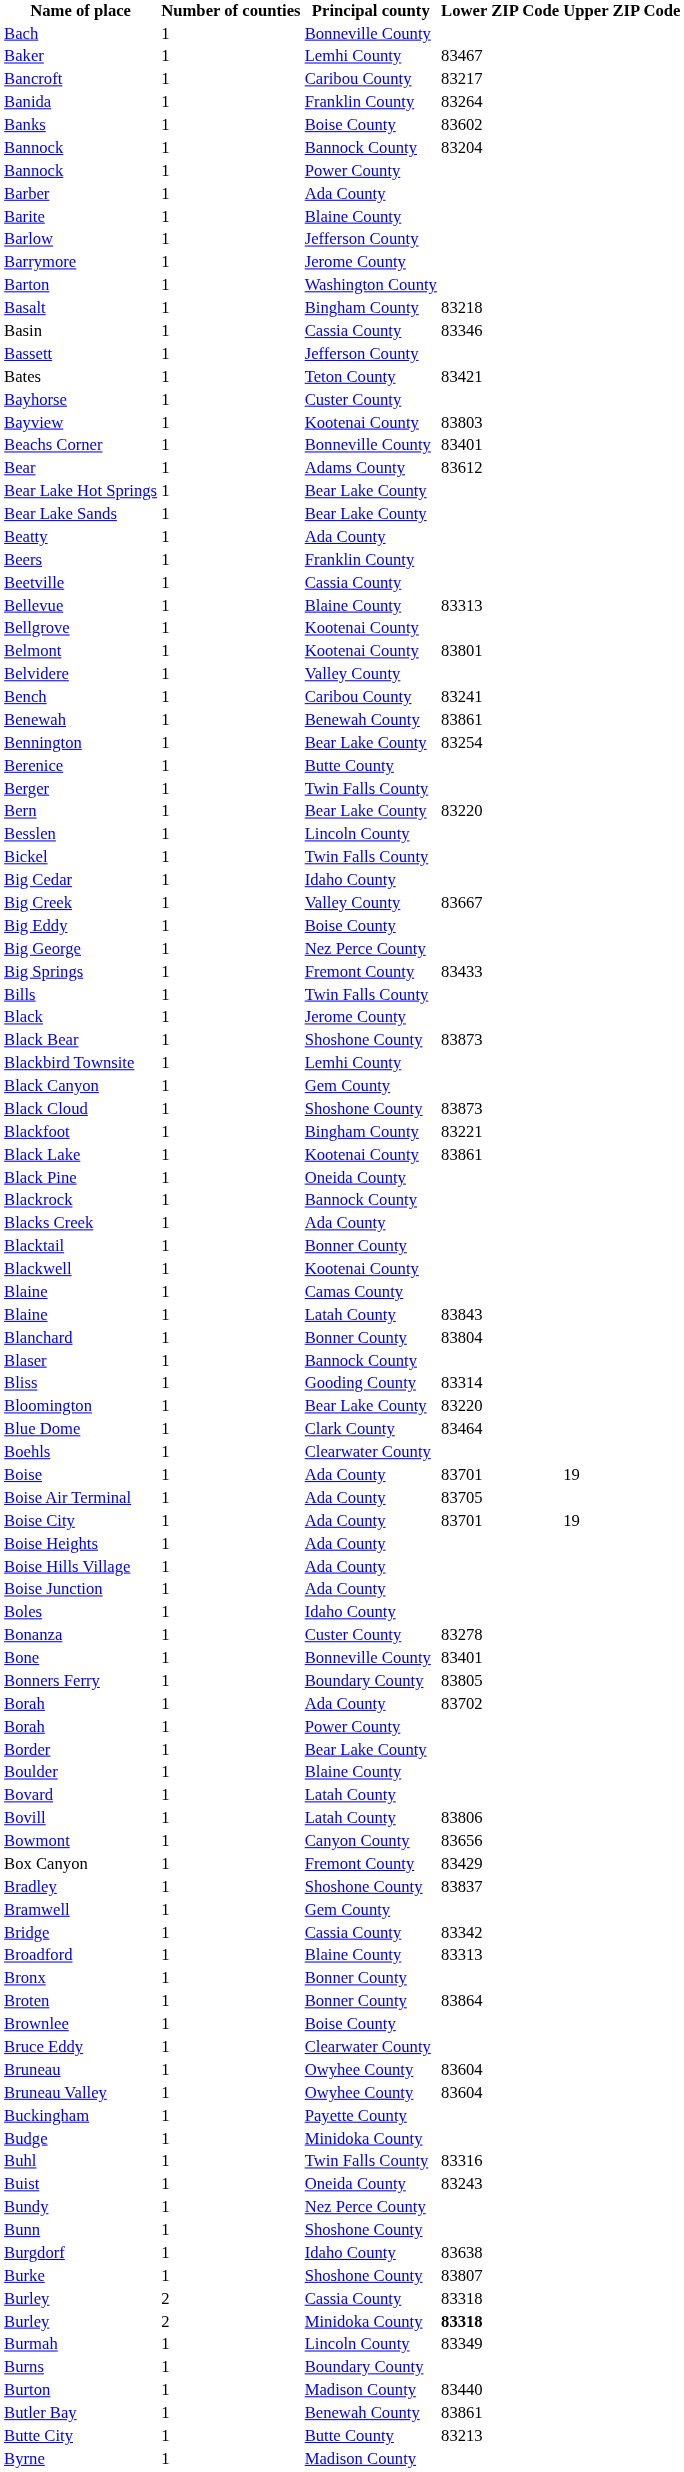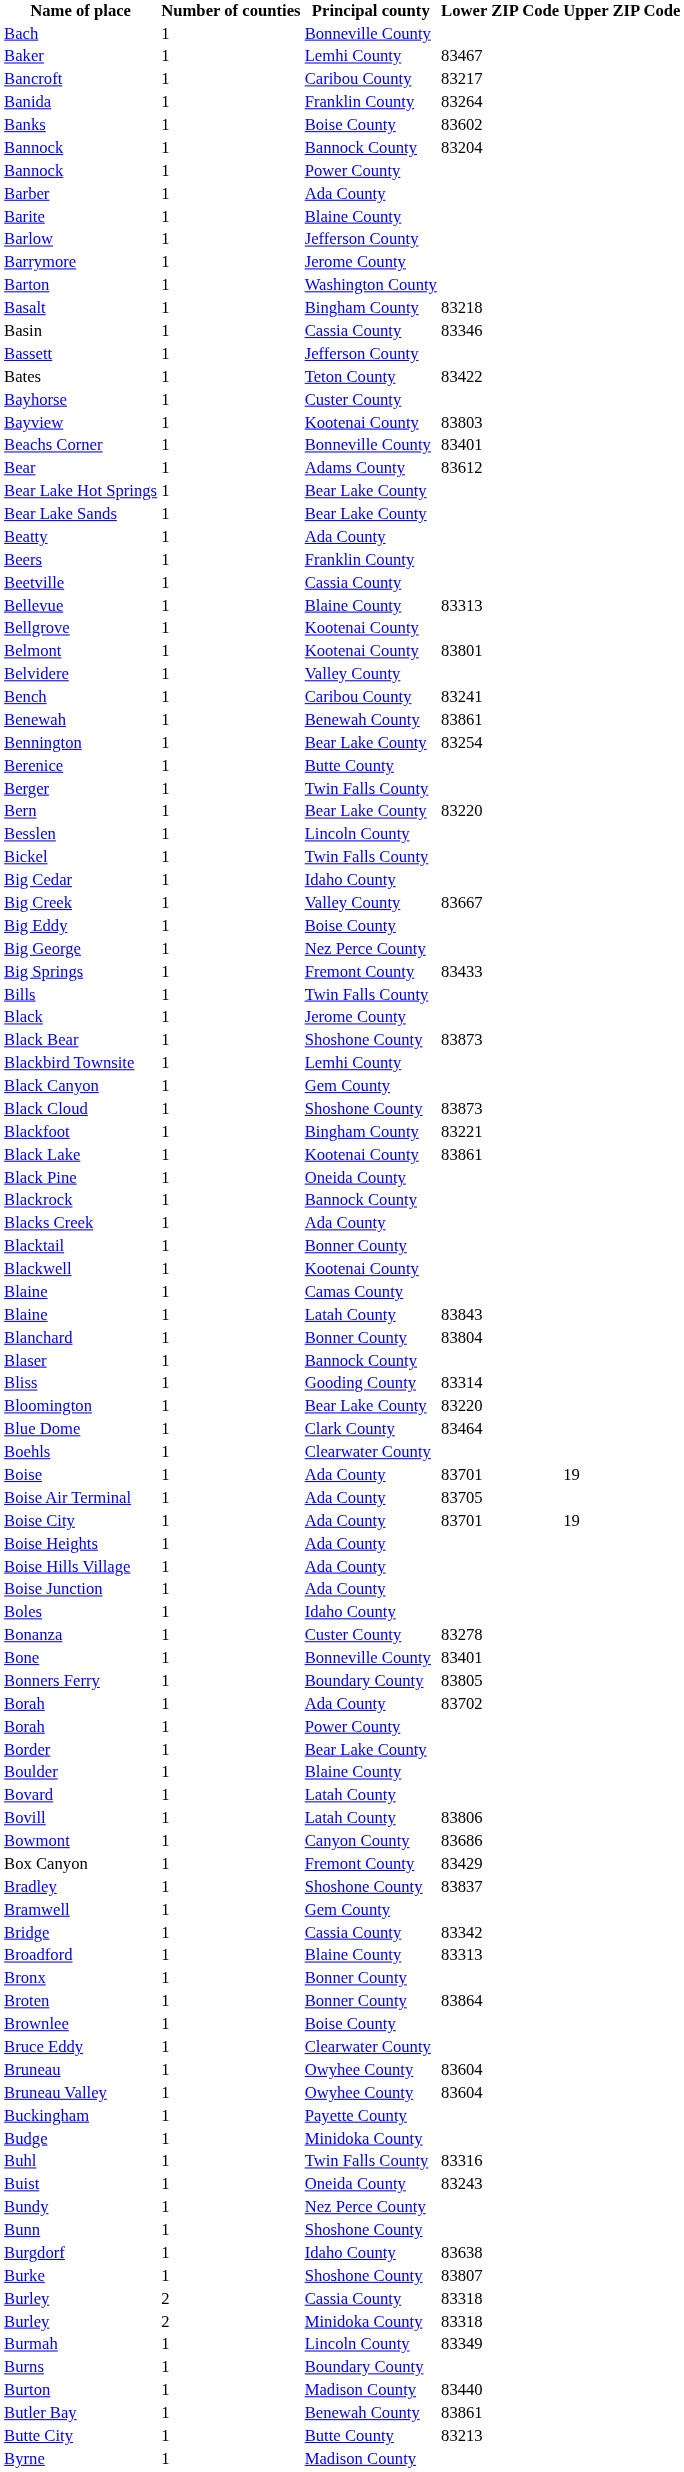(462, 376) 83421 -> (462, 376) 83422
(462, 1840) 83656 -> (462, 1840) 83686
(462, 2321) bold -> (462, 2321) normal
